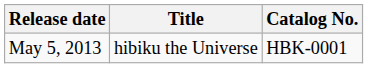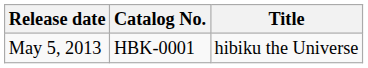columns swapped: (186, 18) <-> (312, 18)
